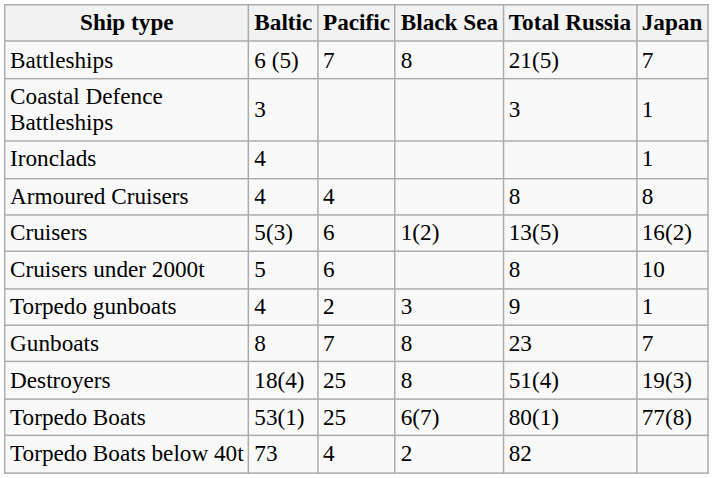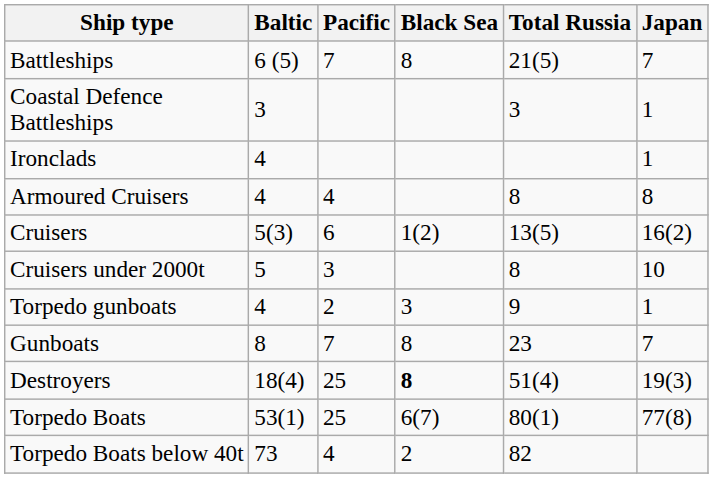(329, 269) 6 -> (329, 269) 3
(407, 380) normal -> (407, 380) bold
